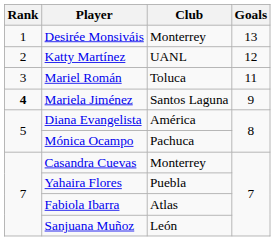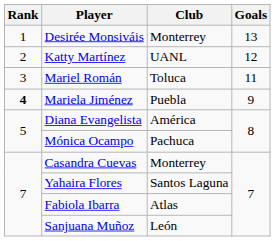(189, 99) Santos Laguna -> (168, 99) Puebla
(168, 183) Puebla -> (189, 183) Santos Laguna
